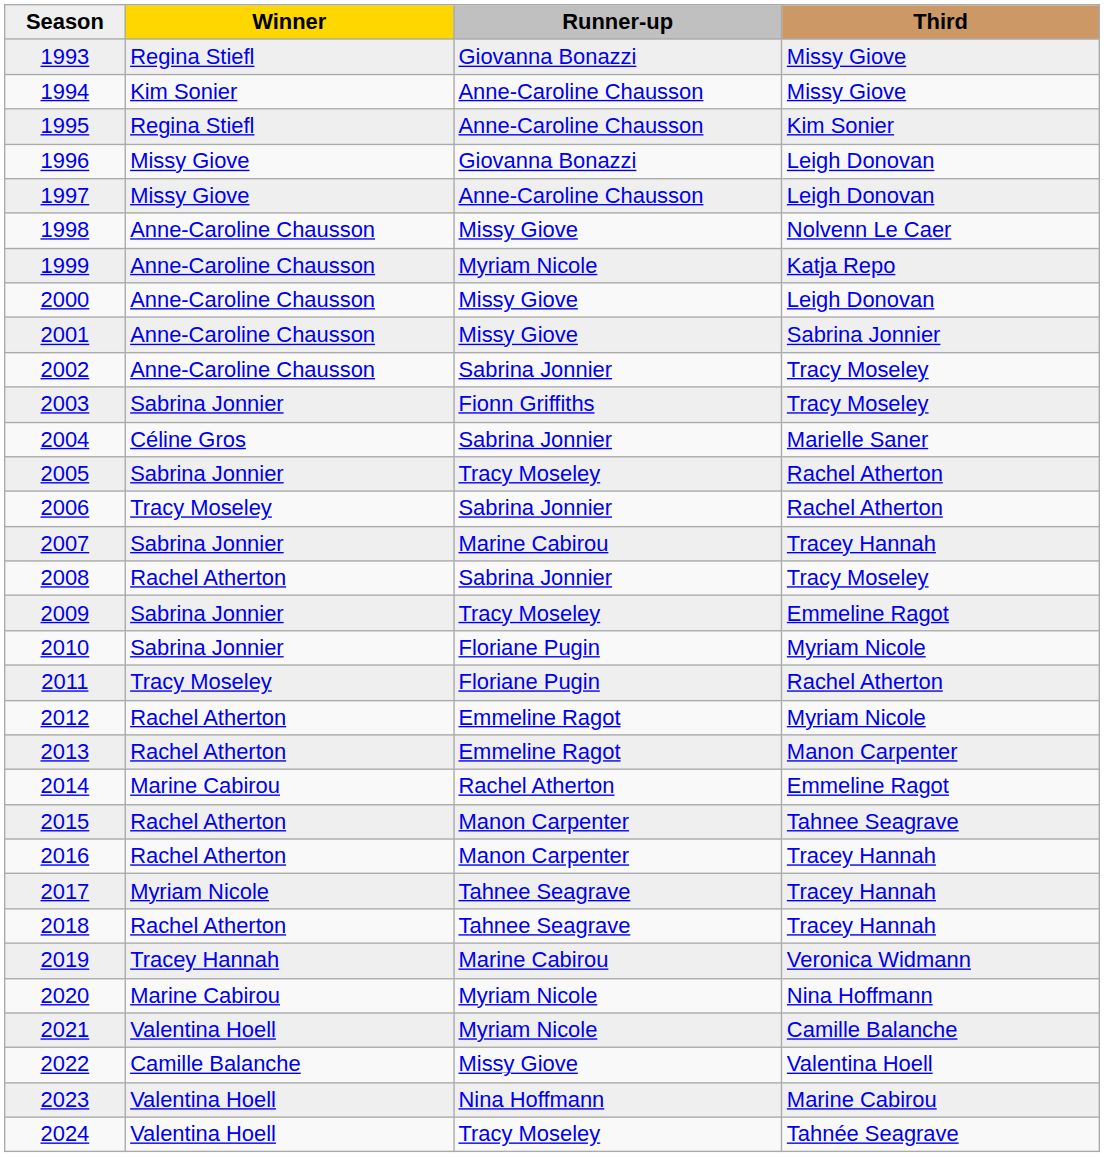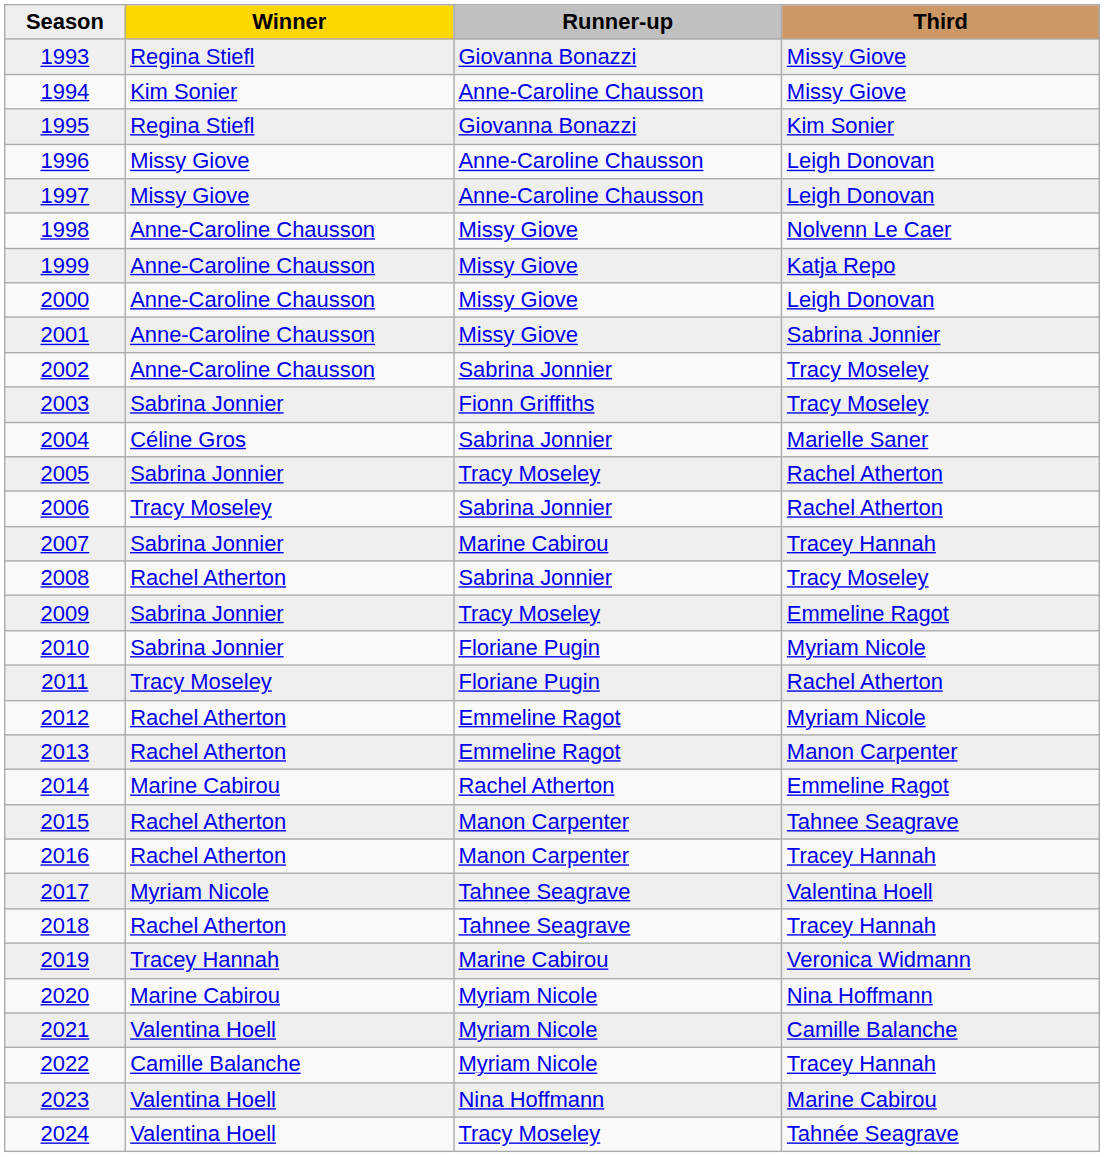(581, 126) Anne-Caroline Chausson -> (547, 126) Giovanna Bonazzi
(547, 160) Giovanna Bonazzi -> (581, 160) Anne-Caroline Chausson
(528, 265) Myriam Nicole -> (518, 265) Missy Giove
(861, 890) Tracey Hannah -> (860, 890) Valentina Hoell
(518, 1064) Missy Giove -> (528, 1064) Myriam Nicole
(860, 1064) Valentina Hoell -> (861, 1064) Tracey Hannah
